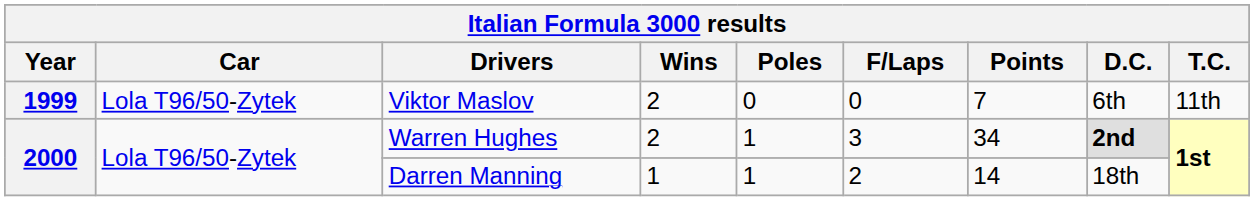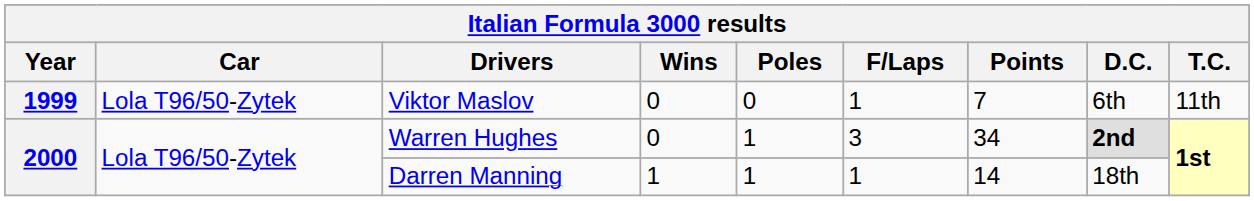(653, 100) 2 -> (653, 100) 0
(855, 100) 0 -> (855, 100) 1
(653, 138) 2 -> (653, 138) 0
(855, 176) 2 -> (855, 176) 1
